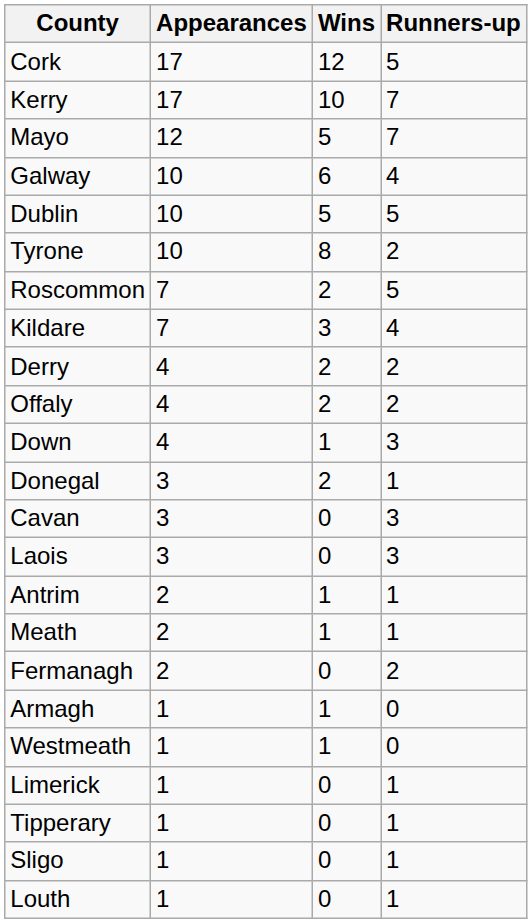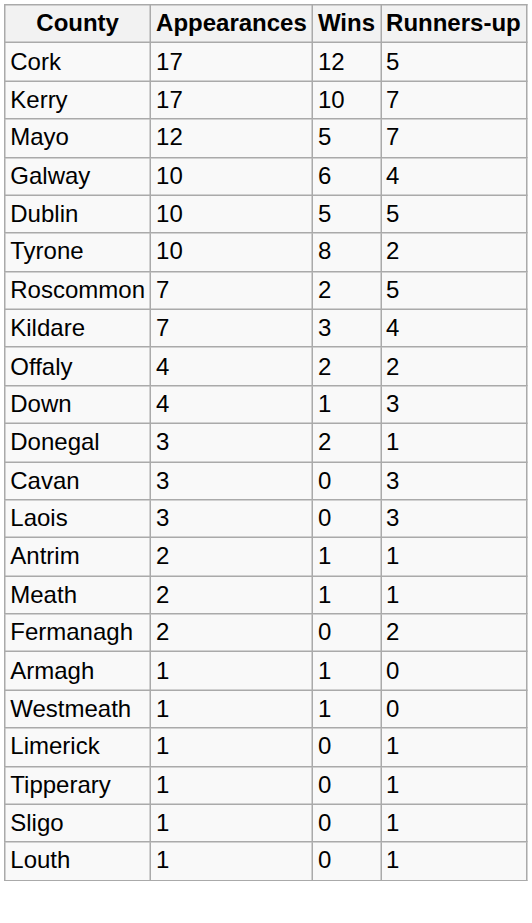- row: (40, 366)
